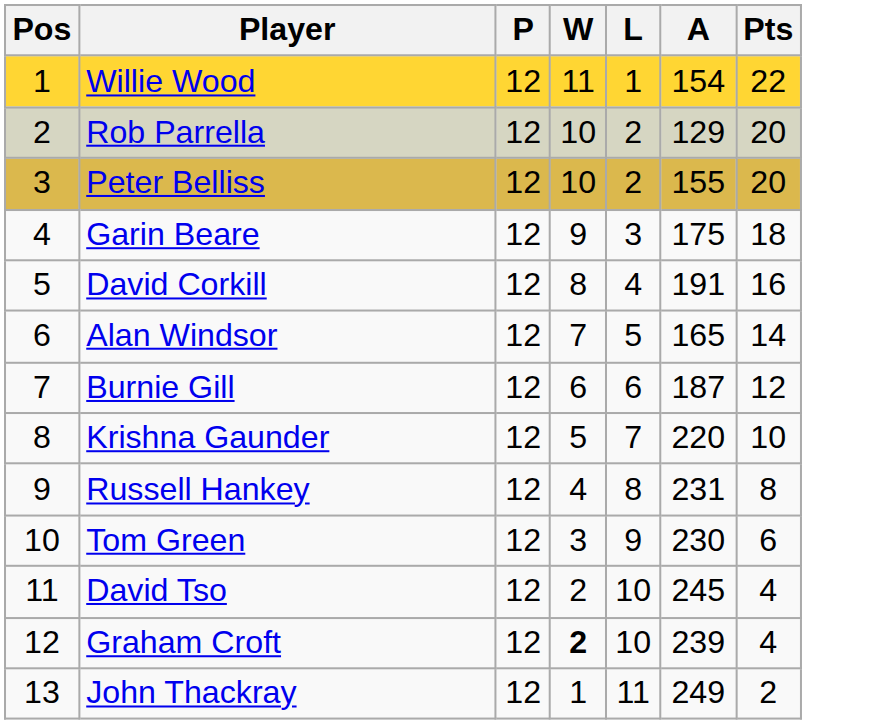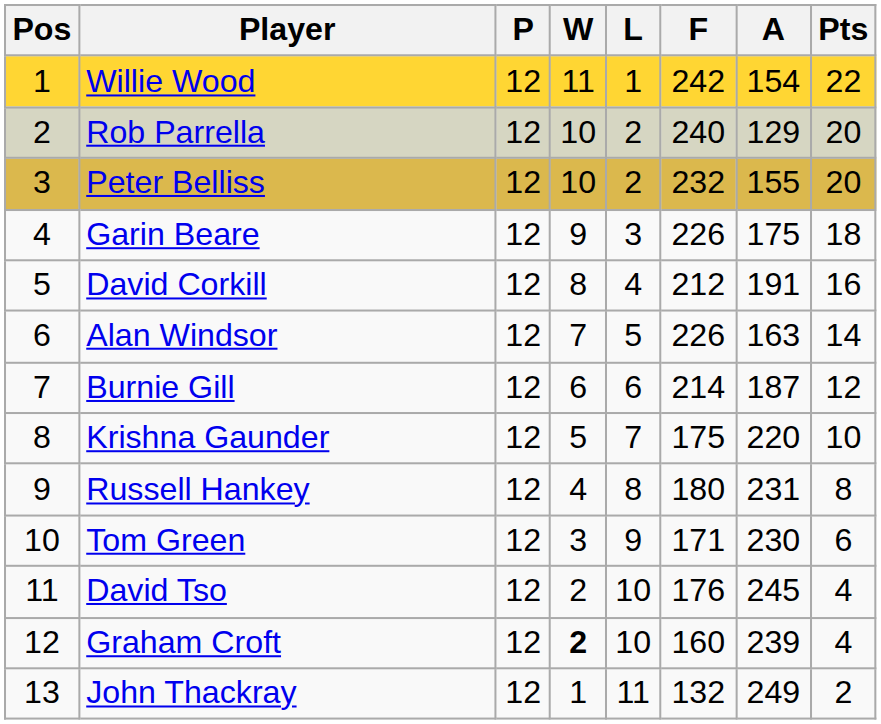+ column: (698, 30)
(698, 336) 165 -> (773, 336) 163
